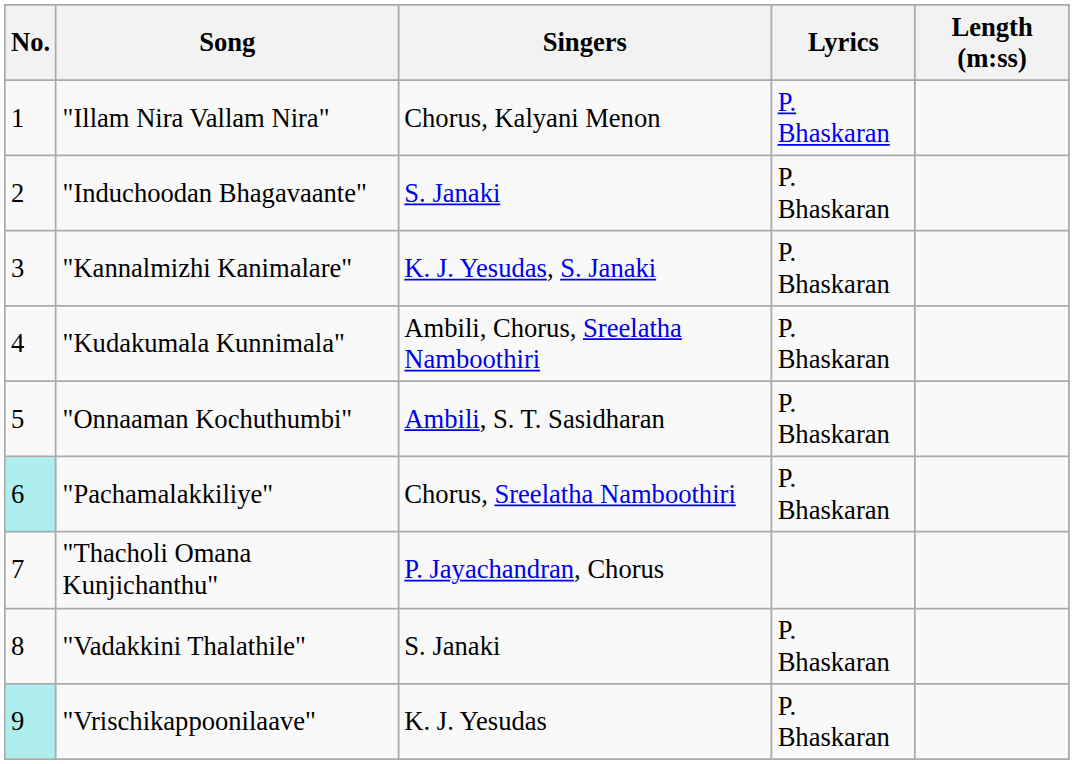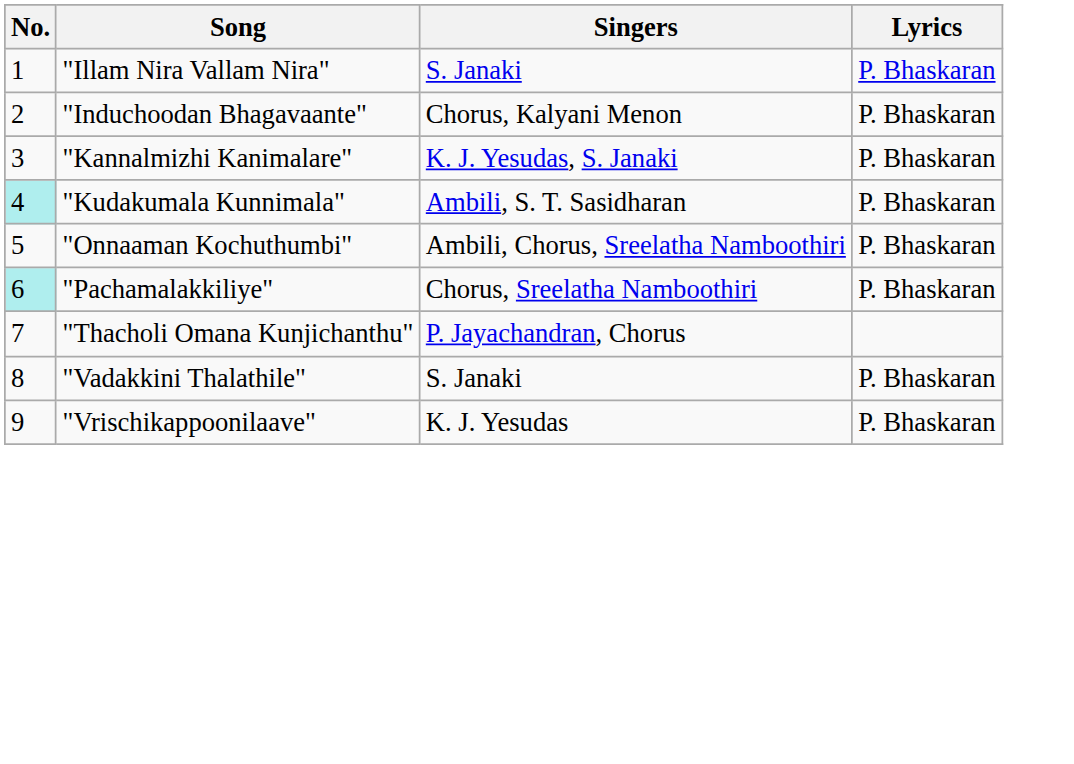- column: (992, 42)
(532, 117) Chorus, Kalyani Menon -> (474, 70) S. Janaki
(452, 193) S. Janaki -> (554, 114) Chorus, Kalyani Menon
(18, 343) no background -> (18, 202) paleturquoise background
(543, 343) Ambili, Chorus, Sreelatha Namboothiri -> (556, 202) Ambili, S. T. Sasidharan
(535, 419) Ambili, S. T. Sasidharan -> (636, 245) Ambili, Chorus, Sreelatha Namboothiri
(18, 720) paleturquoise background -> (18, 421) no background
